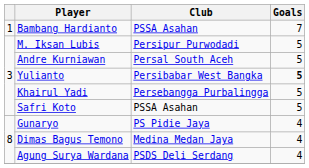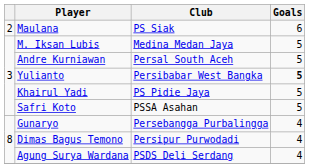- row: (67, 28)
+ row: (38, 28)
(186, 44) Persipur Purwodadi -> (183, 44) Medina Medan Jaya
(201, 92) Persebangga Purbalingga -> (172, 92) PS Pidie Jaya
(172, 124) PS Pidie Jaya -> (201, 124) Persebangga Purbalingga
(183, 139) Medina Medan Jaya -> (186, 139) Persipur Purwodadi
